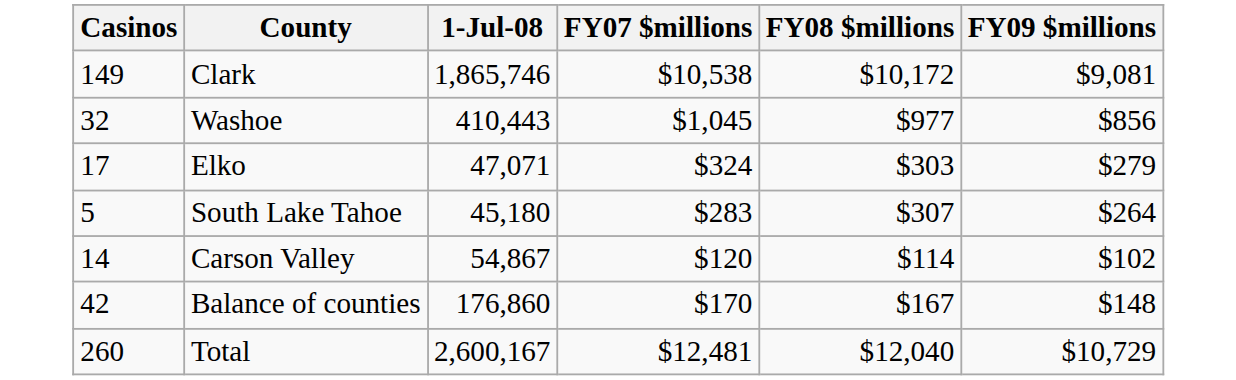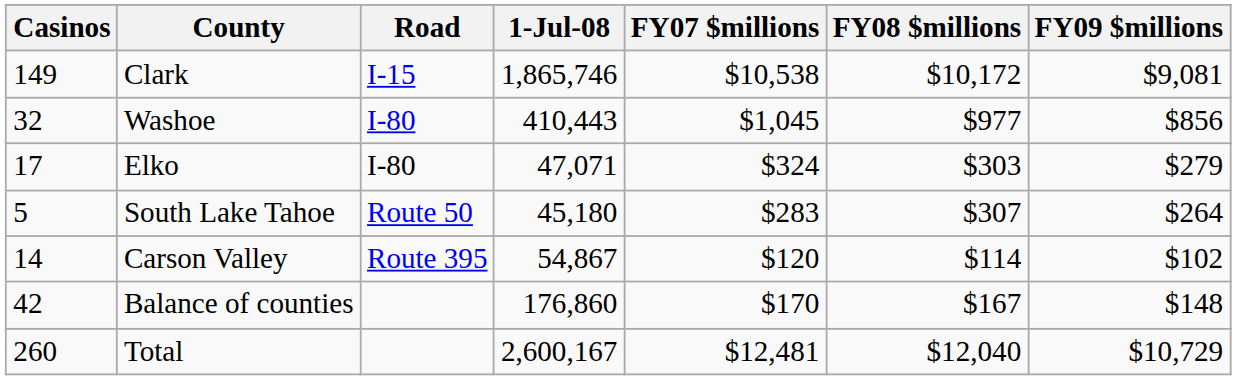+ column: (427, 27)
